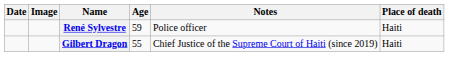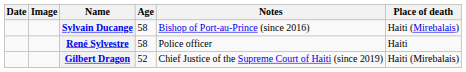+ row: (97, 28)
(137, 28) 59 -> (142, 43) 58
(137, 43) 55 -> (142, 59) 52
(392, 43) Haiti -> (423, 59) Haiti (Mirebalais)
